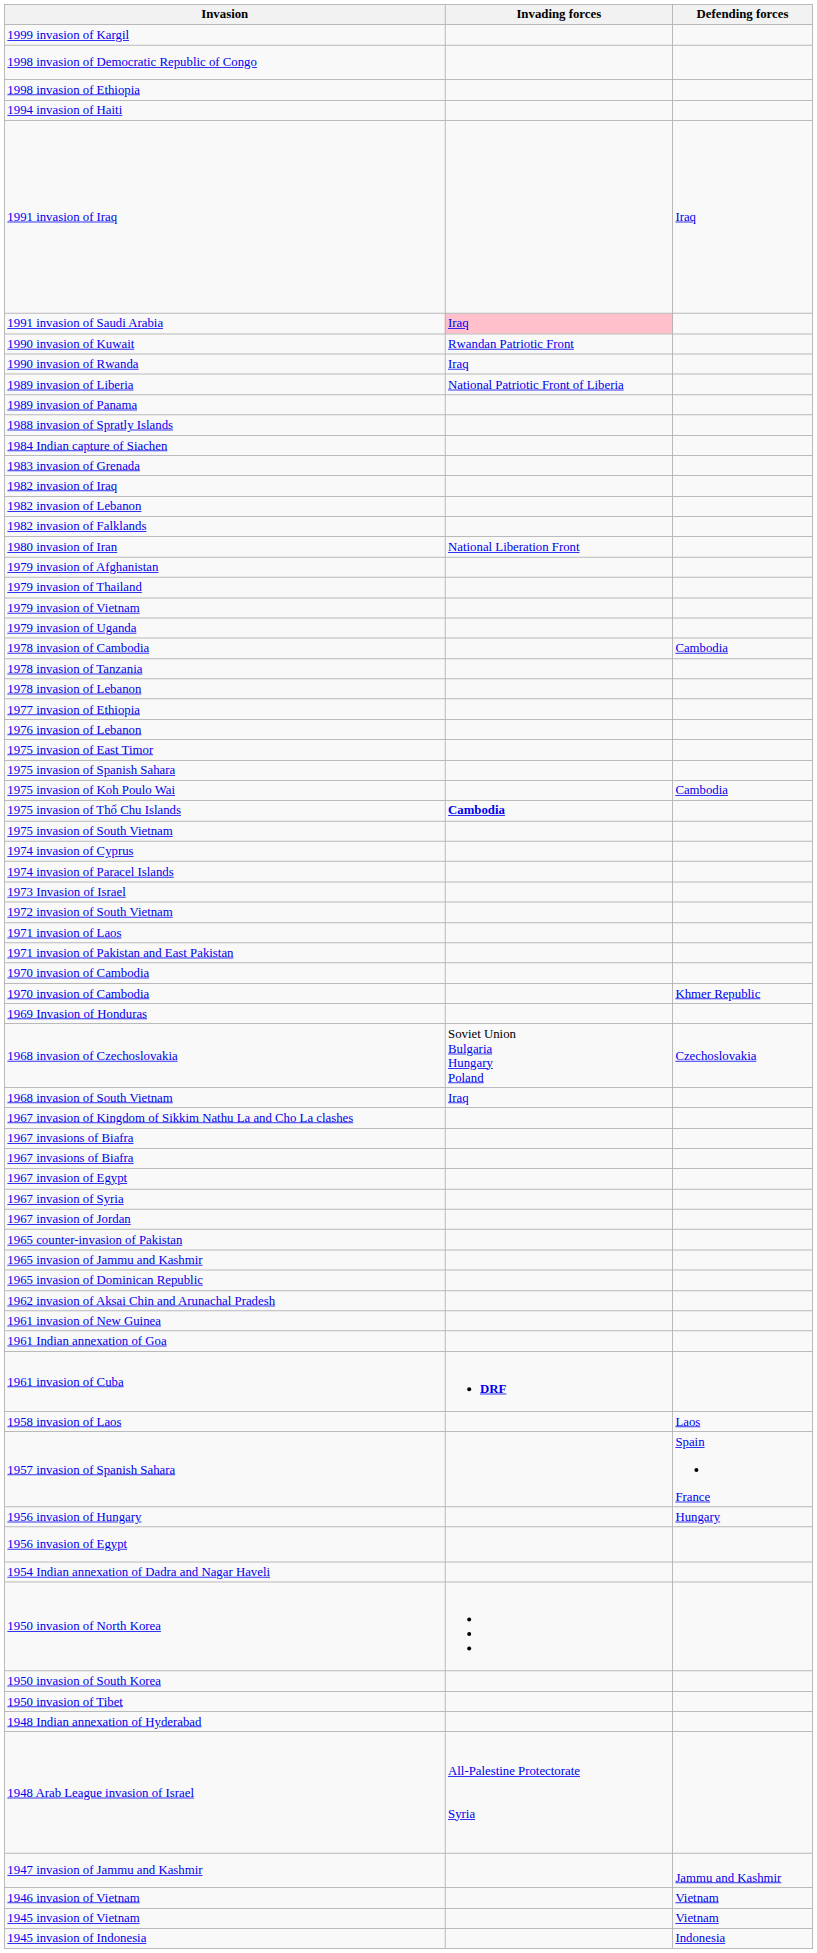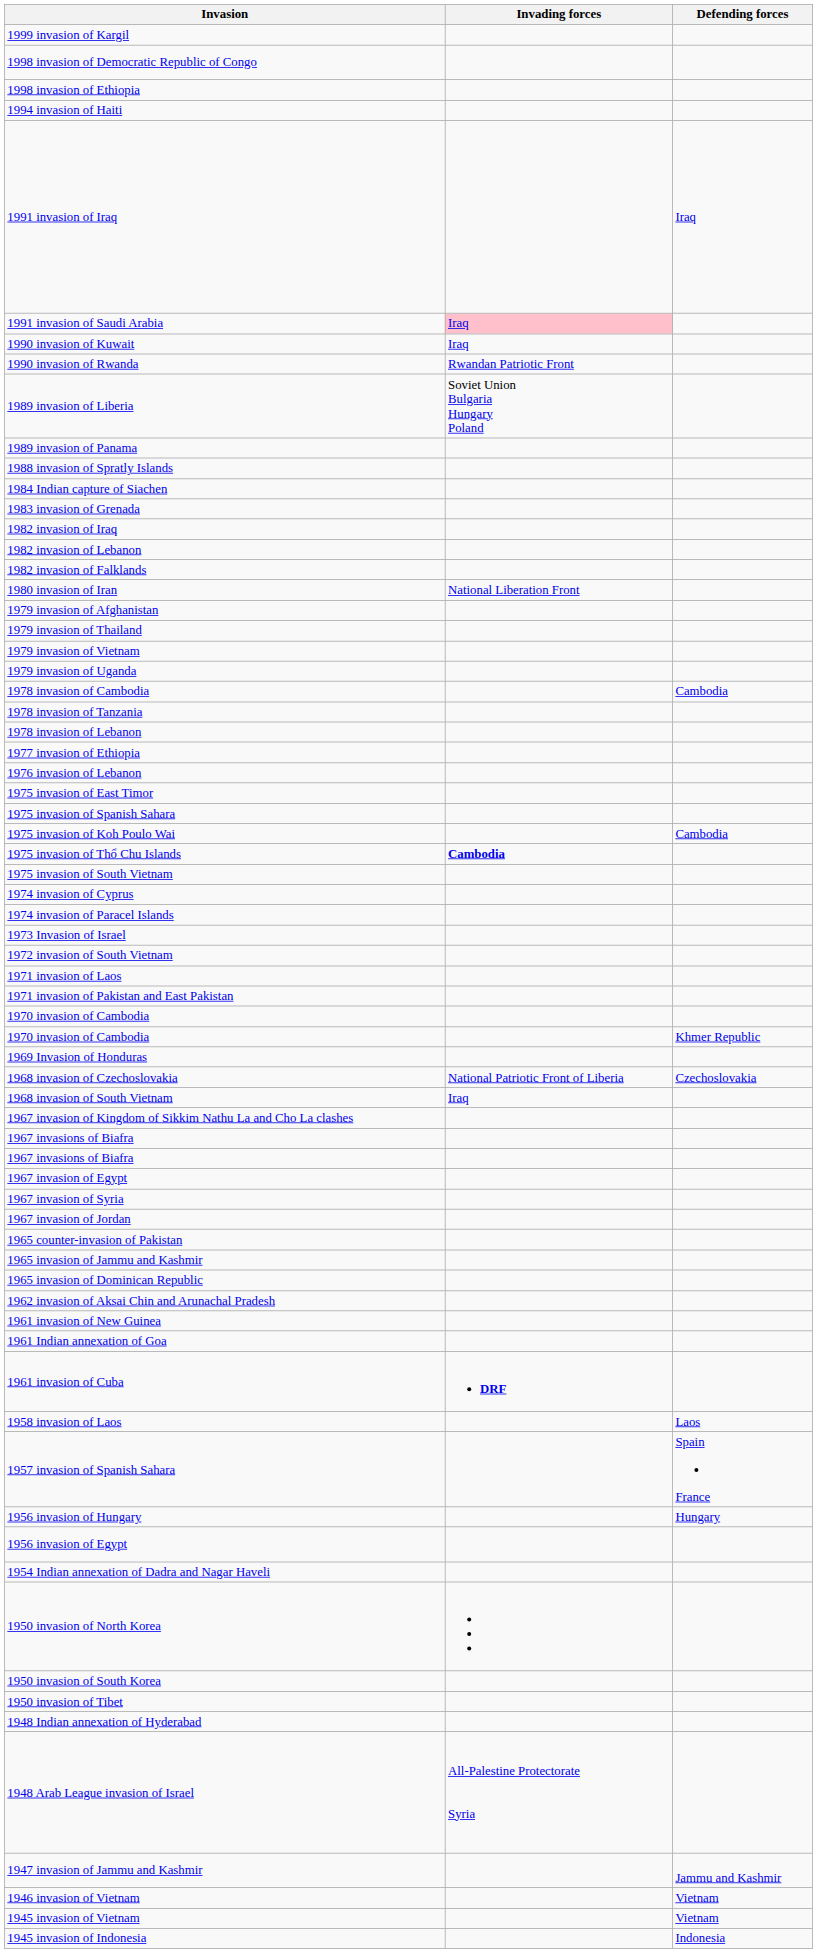(511, 343) Rwandan Patriotic Front -> (458, 343) Iraq
(458, 364) Iraq -> (511, 364) Rwandan Patriotic Front
(536, 384) National Patriotic Front of Liberia -> (482, 406) Soviet Union Bulgaria Hungary Poland
(482, 1055) Soviet Union Bulgaria Hungary Poland -> (536, 1077) National Patriotic Front of Liberia
